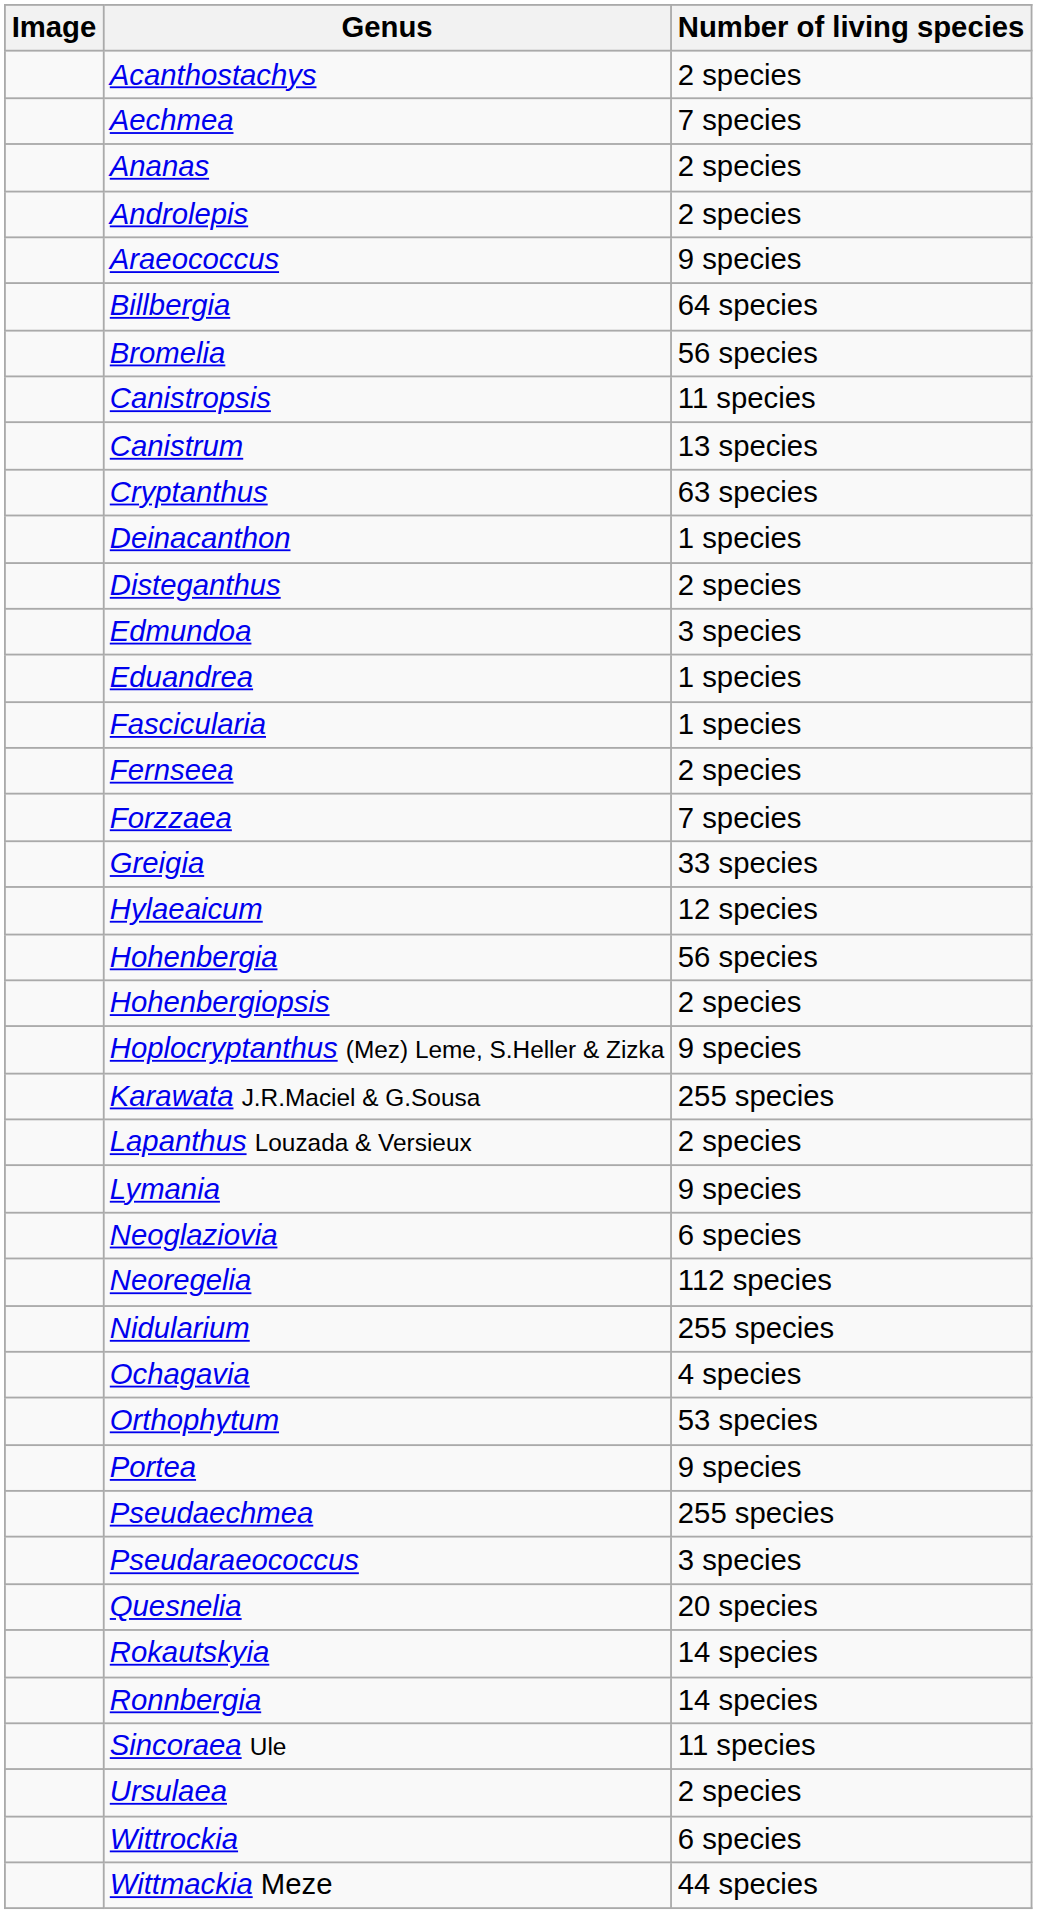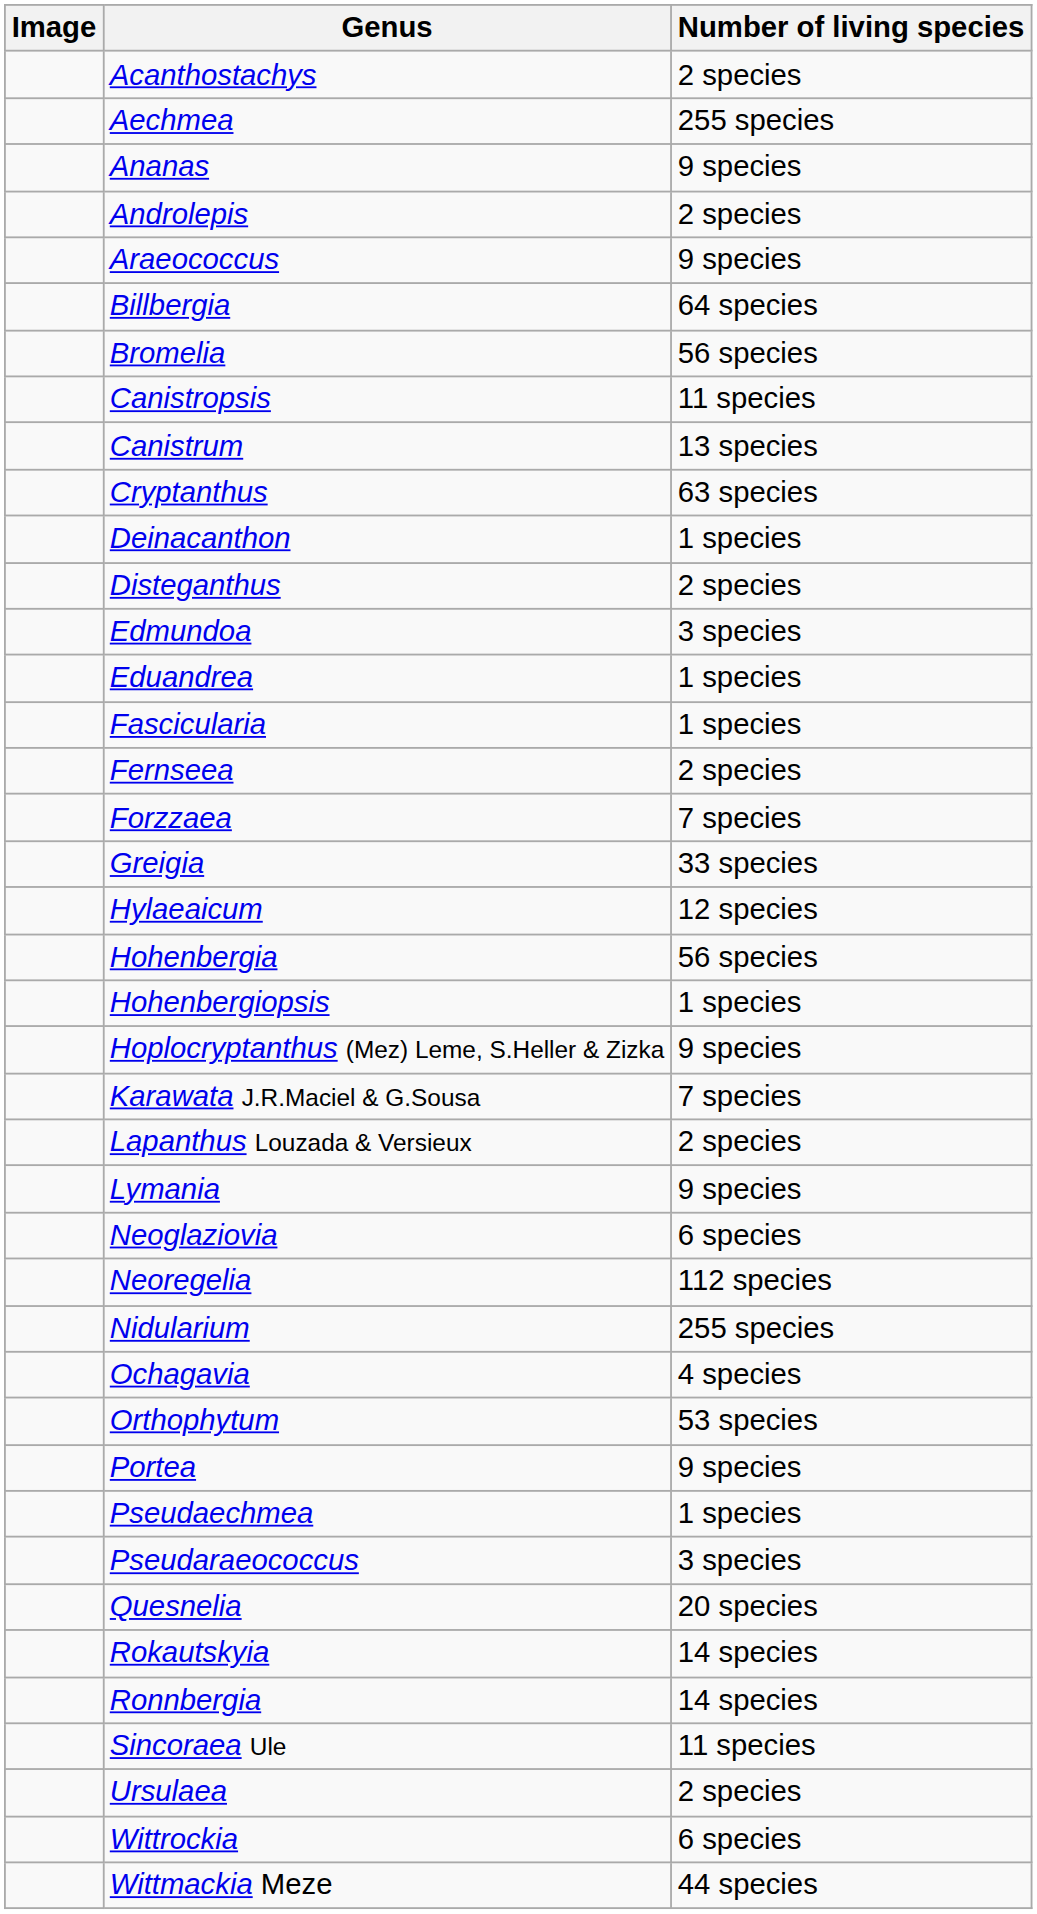(740, 120) 7 species -> (756, 120) 255 species
(740, 167) 2 species -> (740, 167) 9 species
(740, 1002) 2 species -> (740, 1002) 1 species
(756, 1095) 255 species -> (740, 1095) 7 species
(756, 1513) 255 species -> (740, 1513) 1 species
